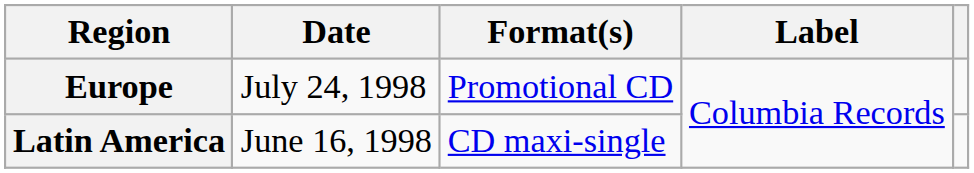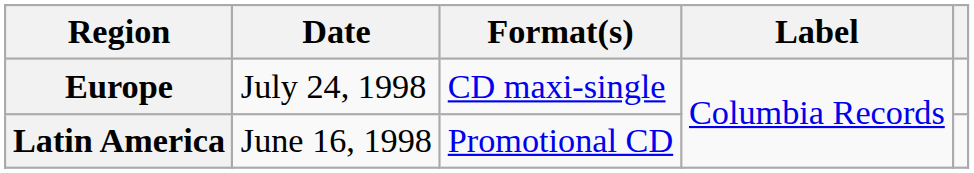(560, 85) Promotional CD -> (557, 85) CD maxi-single
(557, 140) CD maxi-single -> (560, 140) Promotional CD
